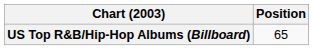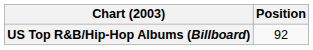(281, 34) 65 -> (281, 34) 92
